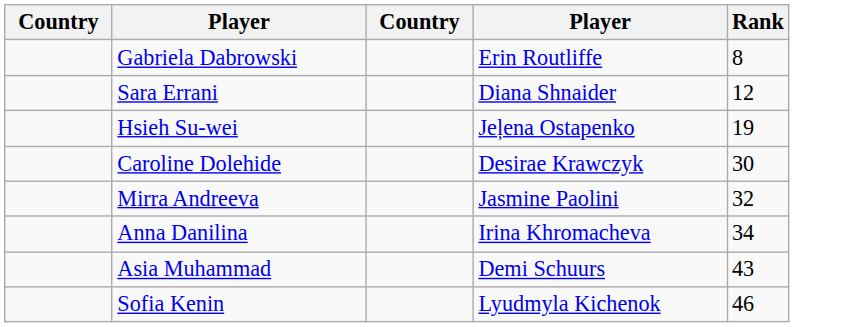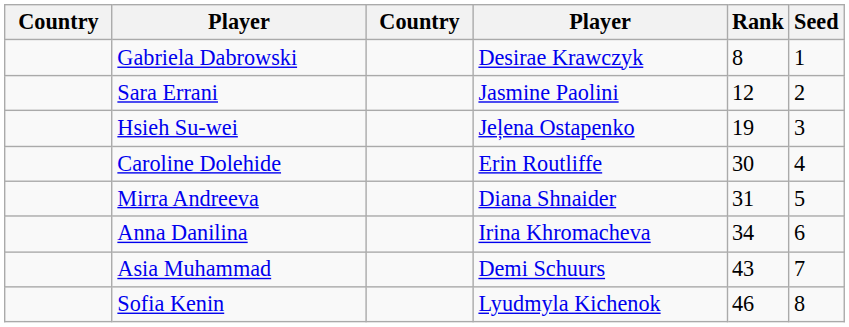+ column: (816, 22)
(540, 57) Erin Routliffe -> (561, 57) Desirae Krawczyk
(547, 92) Diana Shnaider -> (549, 92) Jasmine Paolini
(561, 163) Desirae Krawczyk -> (540, 163) Erin Routliffe
(549, 198) Jasmine Paolini -> (547, 198) Diana Shnaider
(743, 198) 32 -> (743, 198) 31
